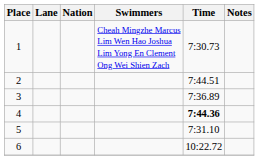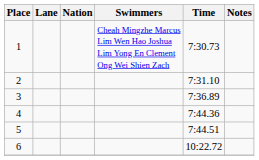(204, 80) 7:44.51 -> (204, 80) 7:31.10
(204, 113) bold -> (204, 113) normal
(204, 130) 7:31.10 -> (204, 130) 7:44.51
